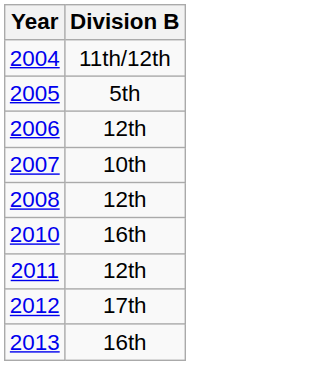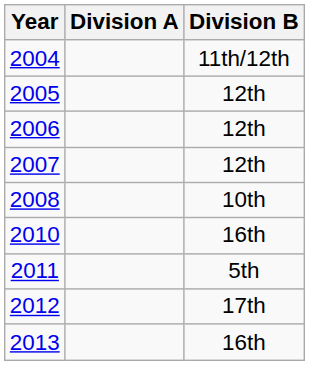+ column: (124, 22)
(125, 93) 5th -> (244, 93) 12th
(125, 164) 10th -> (244, 164) 12th
(125, 199) 12th -> (244, 199) 10th
(125, 270) 12th -> (244, 270) 5th
